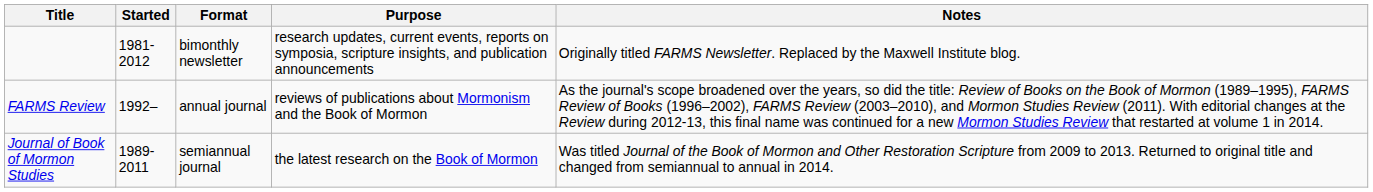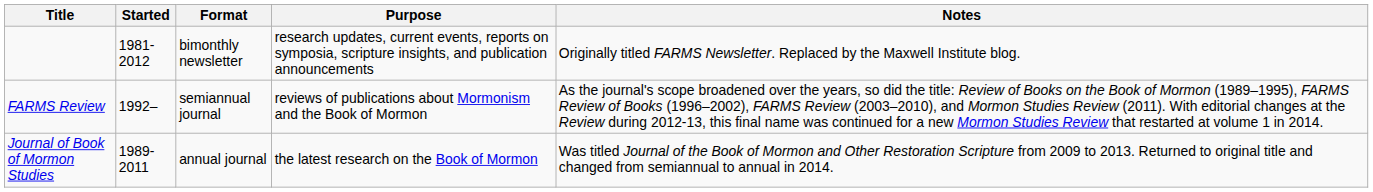(223, 106) annual journal -> (215, 106) semiannual journal
(215, 160) semiannual journal -> (223, 160) annual journal
